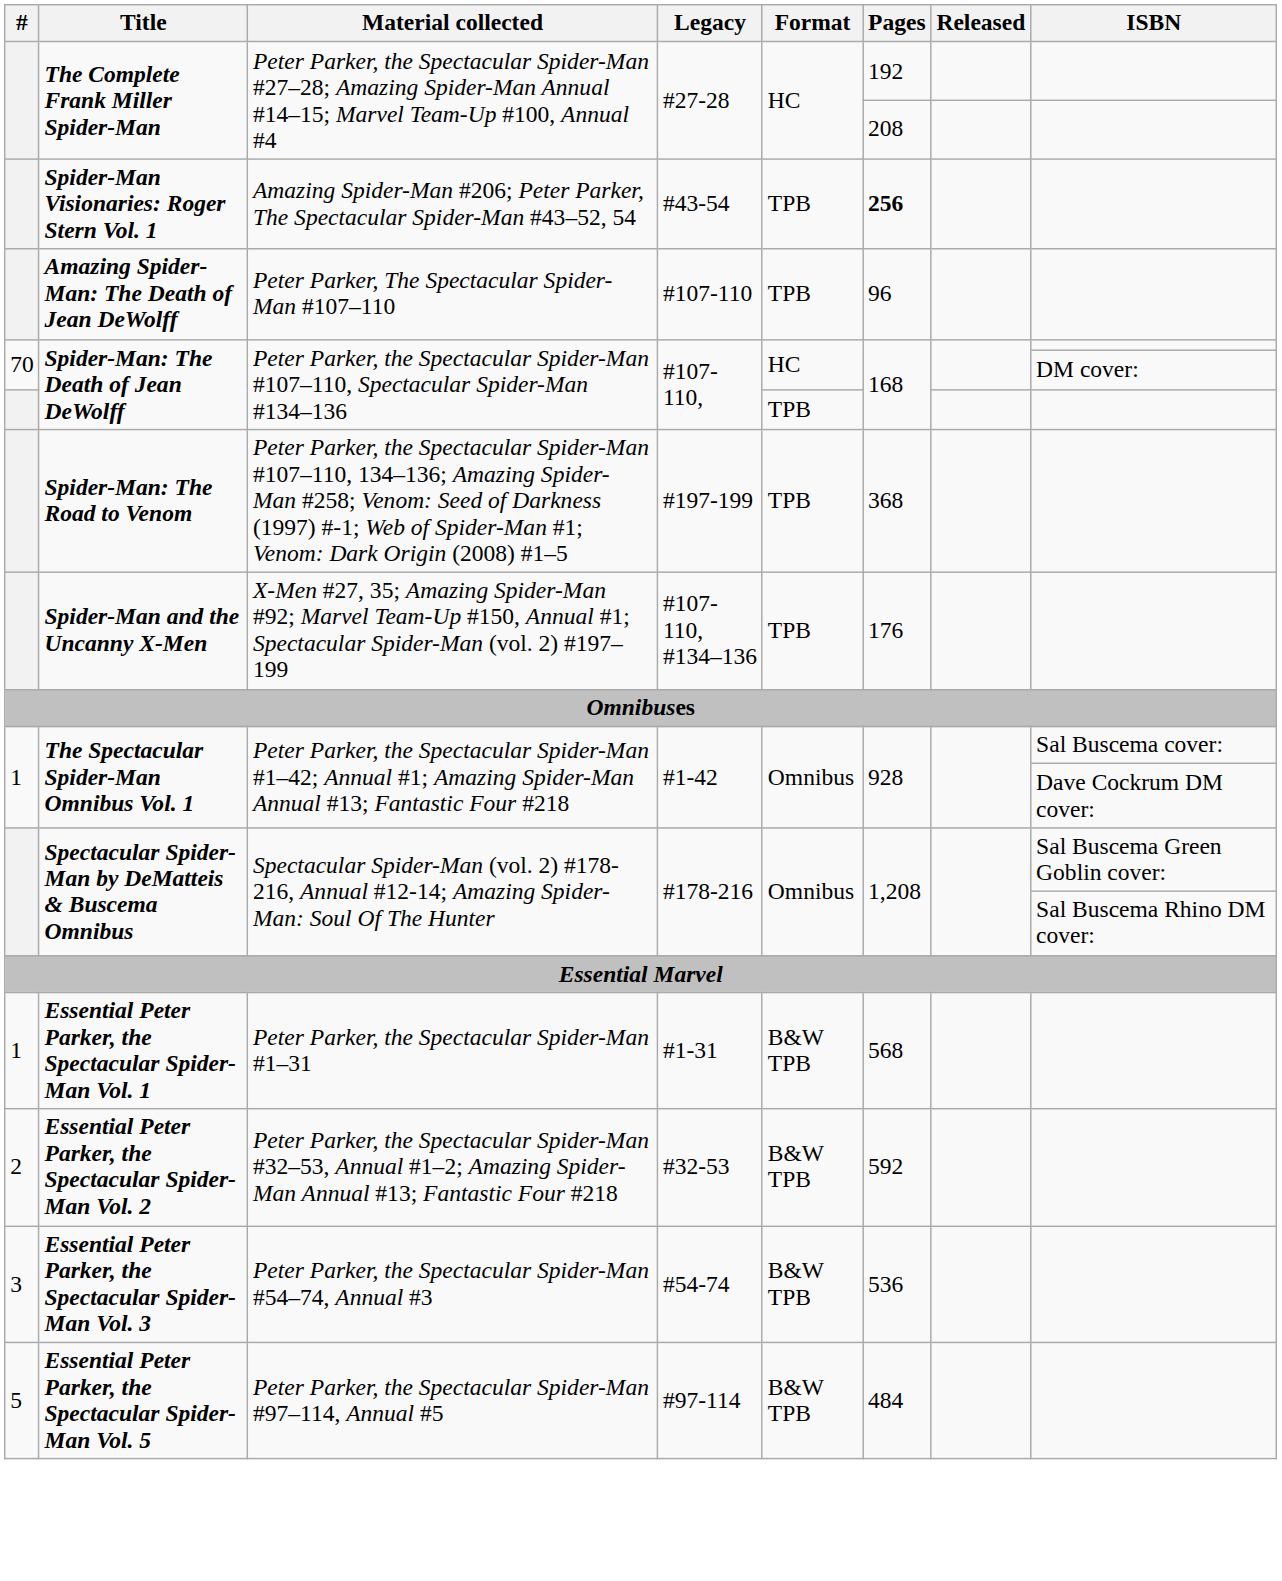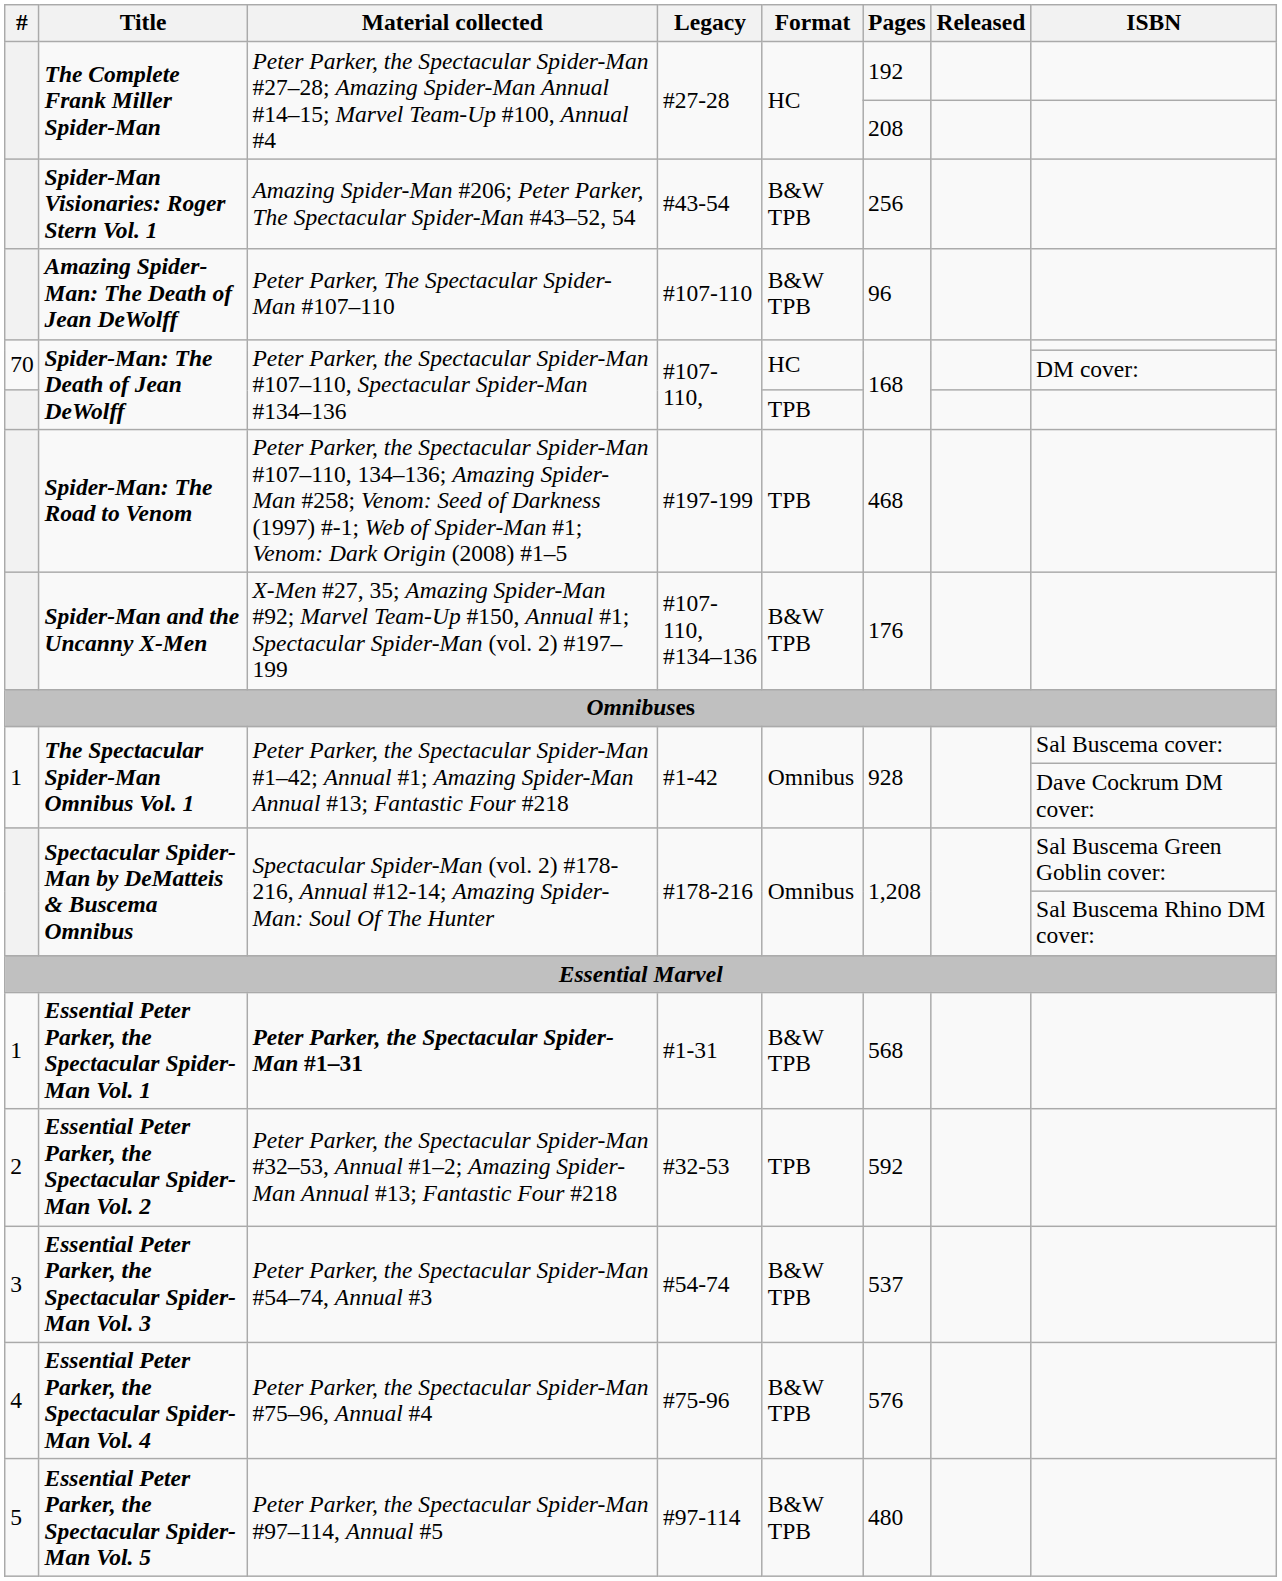(789, 203) TPB -> (796, 203) B&W TPB
(886, 203) bold -> (886, 203) normal
(789, 293) TPB -> (796, 293) B&W TPB
(886, 500) 368 -> (886, 500) 468
(789, 630) TPB -> (796, 630) B&W TPB
(451, 1050) normal -> (433, 1050) bold
(796, 1167) B&W TPB -> (789, 1167) TPB
(886, 1283) 536 -> (886, 1283) 537
+ row: (16, 1400)
(886, 1400) 484 -> (886, 1517) 480
